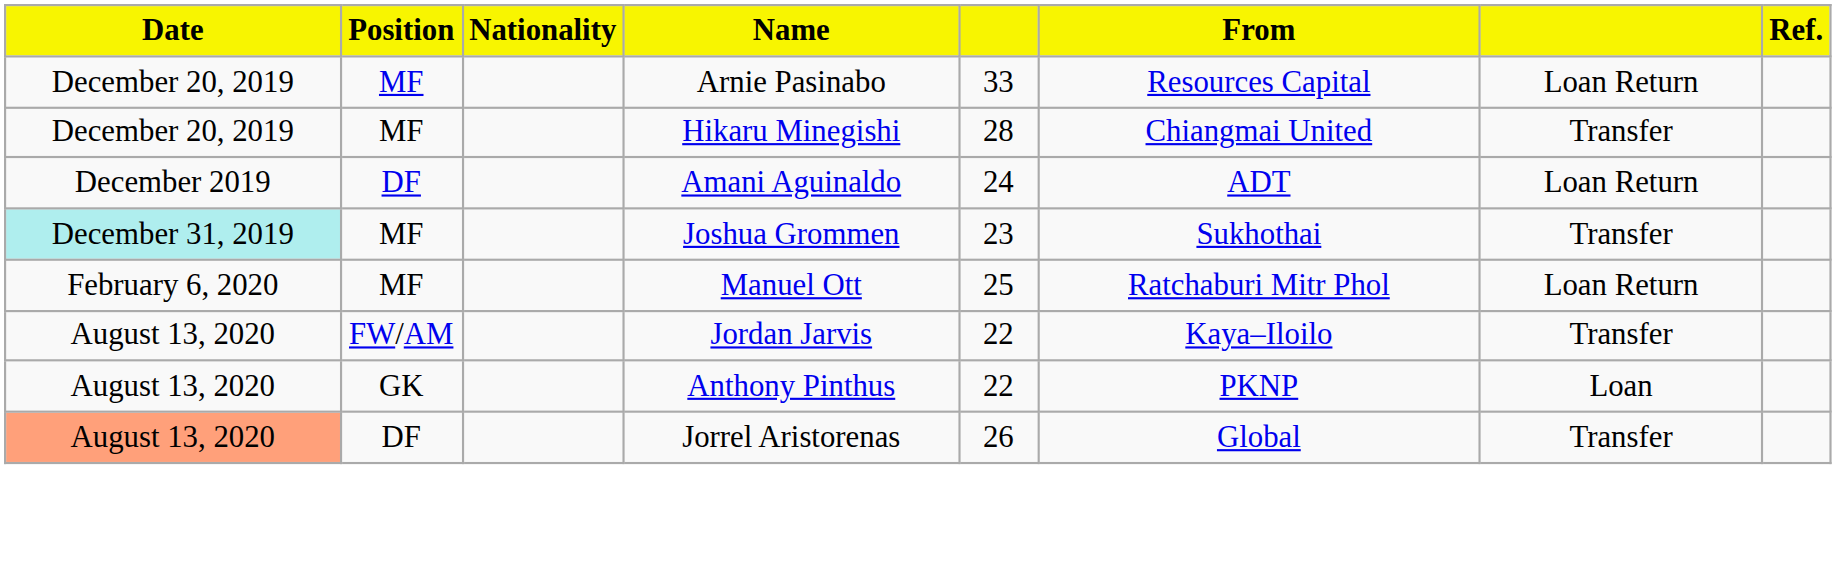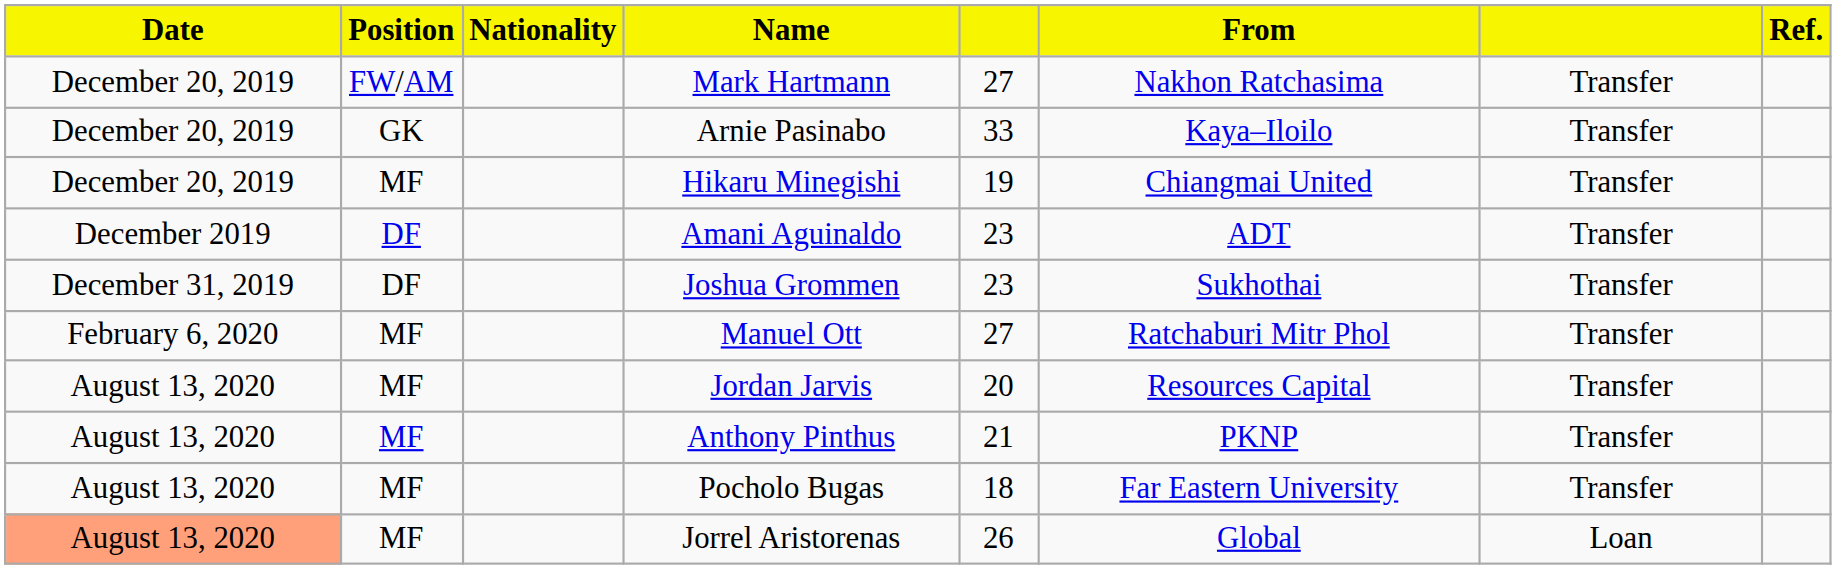+ row: (791, 81)
(401, 81) MF -> (401, 131) GK
(1259, 81) Resources Capital -> (1259, 131) Kaya–Iloilo
(1621, 81) Loan Return -> (1621, 131) Transfer
(998, 131) 28 -> (998, 182) 19
(998, 182) 24 -> (998, 233) 23
(1621, 182) Loan Return -> (1621, 233) Transfer
(173, 233) paleturquoise background -> (173, 284) no background
(401, 233) MF -> (401, 284) DF
(998, 284) 25 -> (998, 335) 27
(1621, 284) Loan Return -> (1621, 335) Transfer
(401, 335) FW/AM -> (401, 386) MF
(998, 335) 22 -> (998, 386) 20
(1259, 335) Kaya–Iloilo -> (1259, 386) Resources Capital
(401, 386) GK -> (401, 436) MF
(998, 386) 22 -> (998, 436) 21
(1621, 386) Loan -> (1621, 436) Transfer
+ row: (791, 487)
(401, 436) DF -> (401, 538) MF
(1621, 436) Transfer -> (1621, 538) Loan
